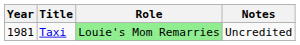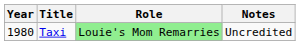(21, 32) 1981 -> (21, 32) 1980
